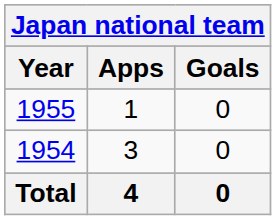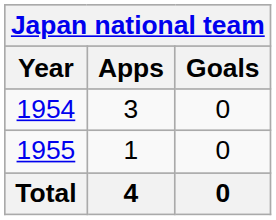rows swapped: (46, 151) <-> (46, 109)
